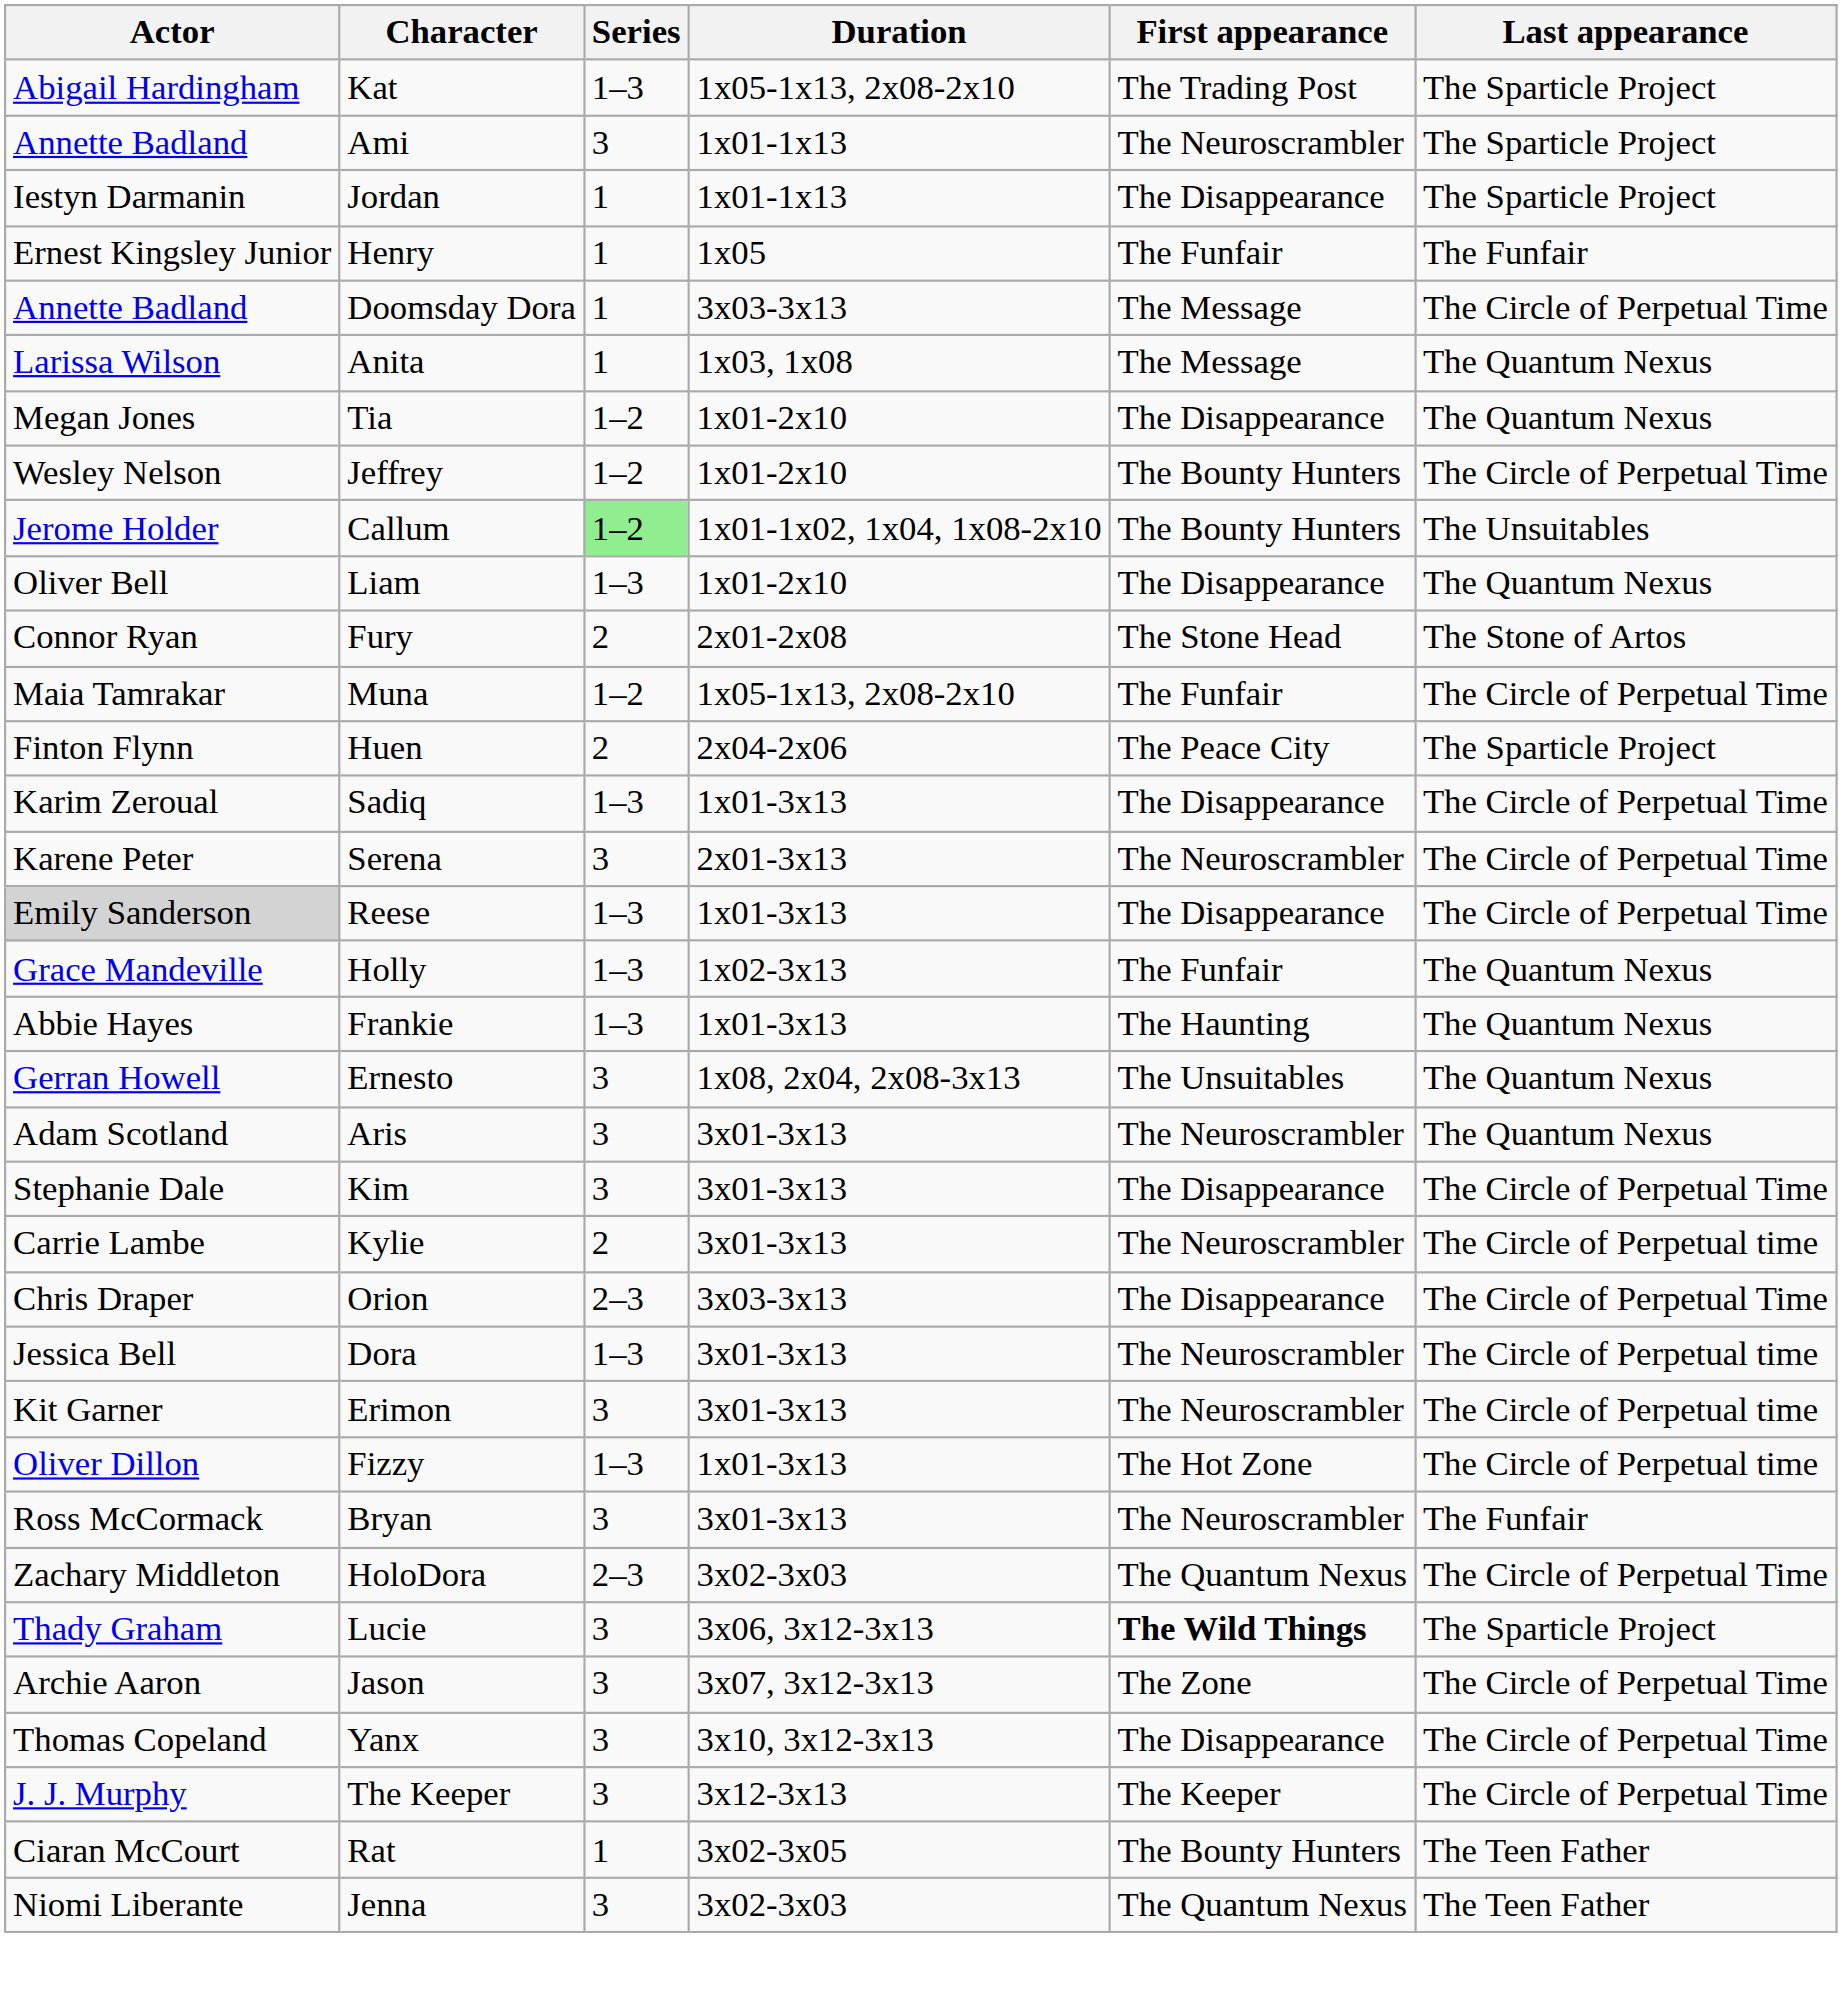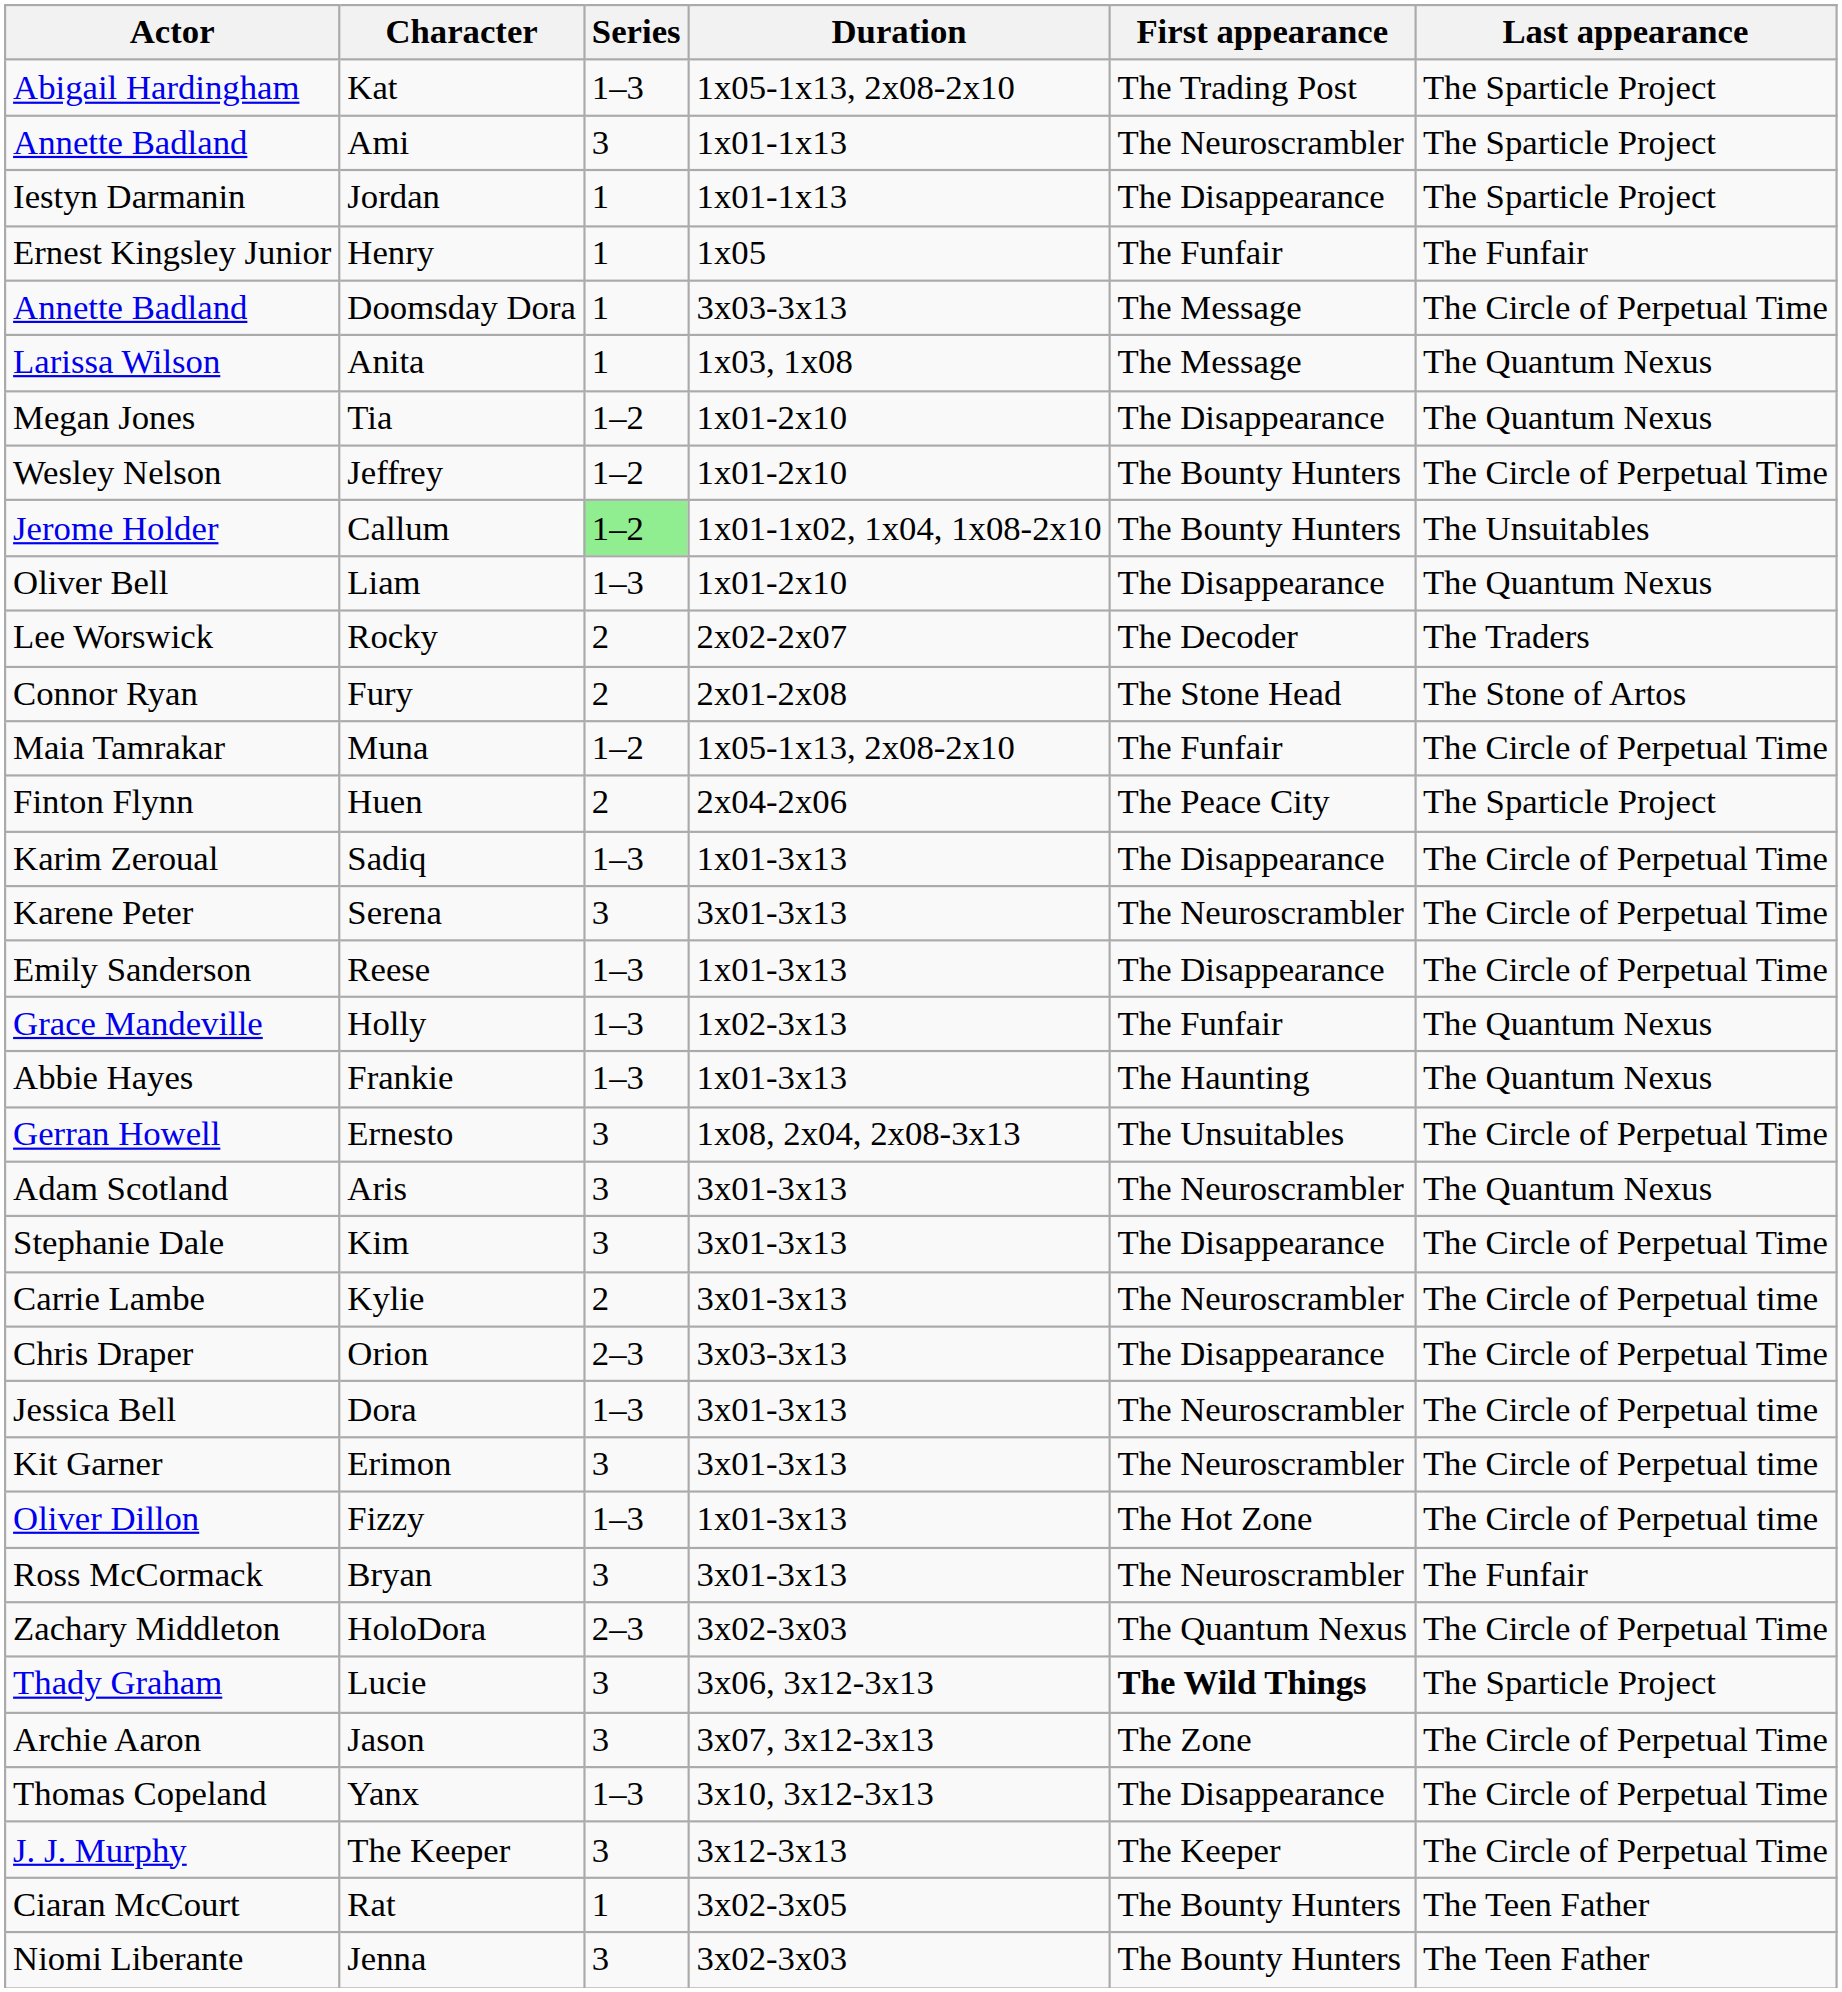+ row: (393, 637)
(772, 857) 2x01-3x13 -> (772, 913) 3x01-3x13
(132, 913) lightgrey background -> (132, 968) no background
(1568, 1078) The Quantum Nexus -> (1625, 1133) The Circle of Perpetual Time
(601, 1739) 3 -> (618, 1794) 1–3
(1262, 1904) The Quantum Nexus -> (1259, 1959) The Bounty Hunters
